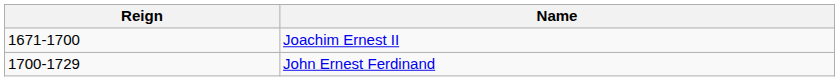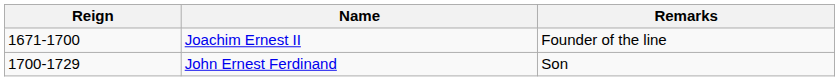+ column: (686, 16)
